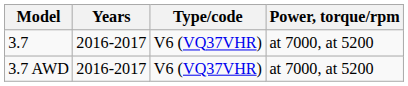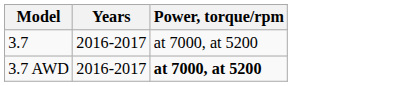- column: (208, 17)
(321, 68) normal -> (208, 68) bold
